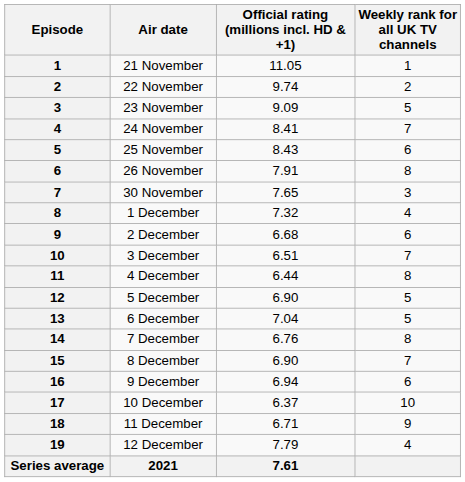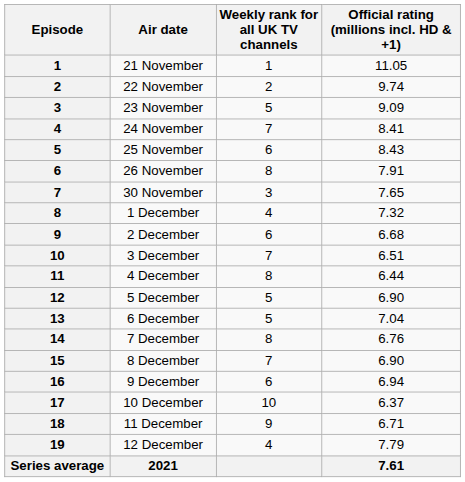columns swapped: (285, 29) <-> (408, 29)
